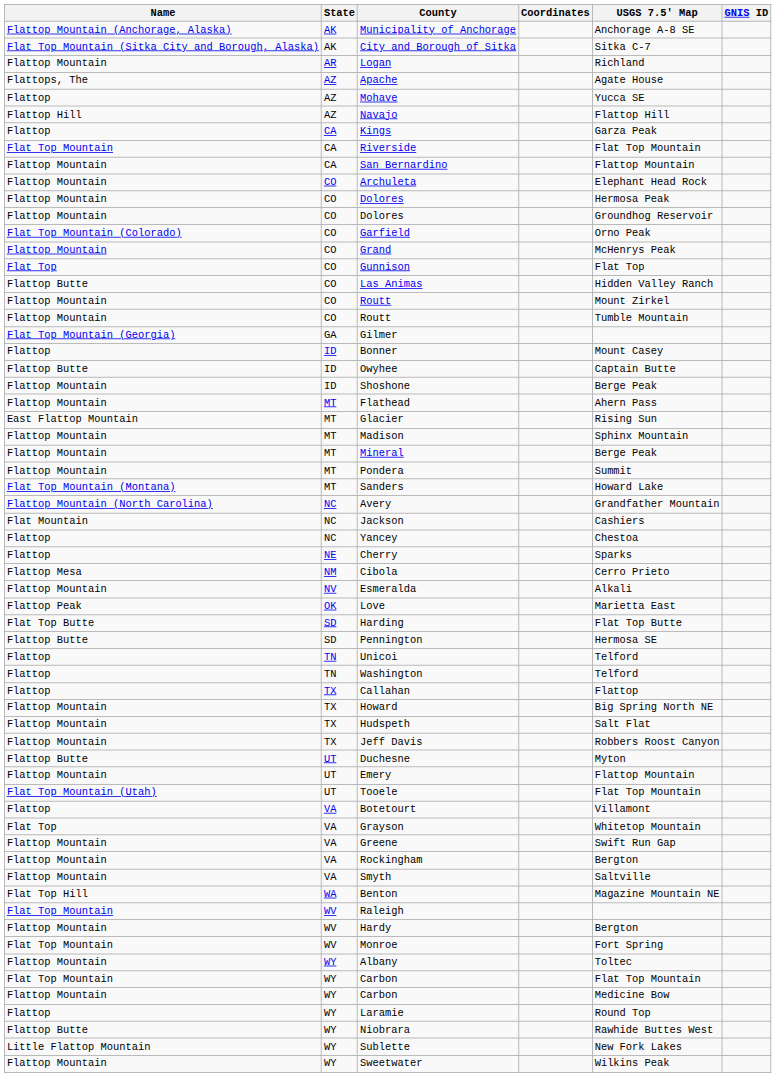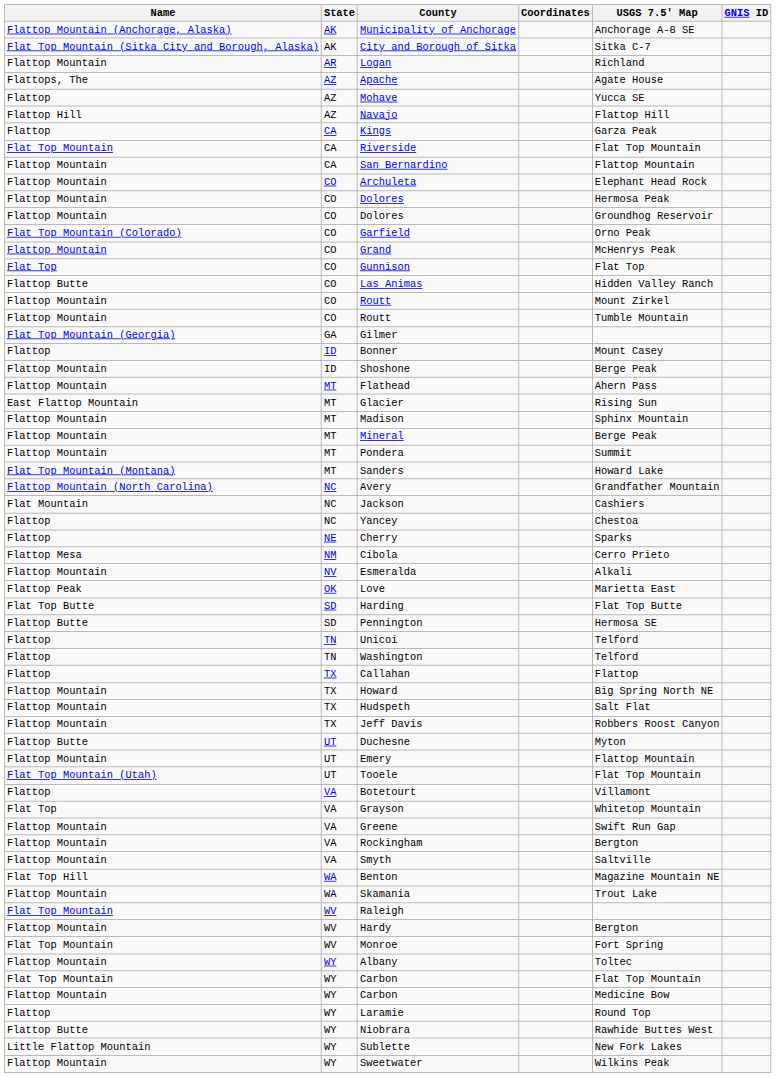- row: (47, 369)
+ row: (57, 894)
